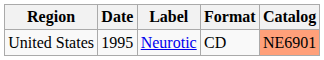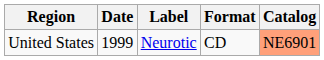(117, 42) 1995 -> (117, 42) 1999
